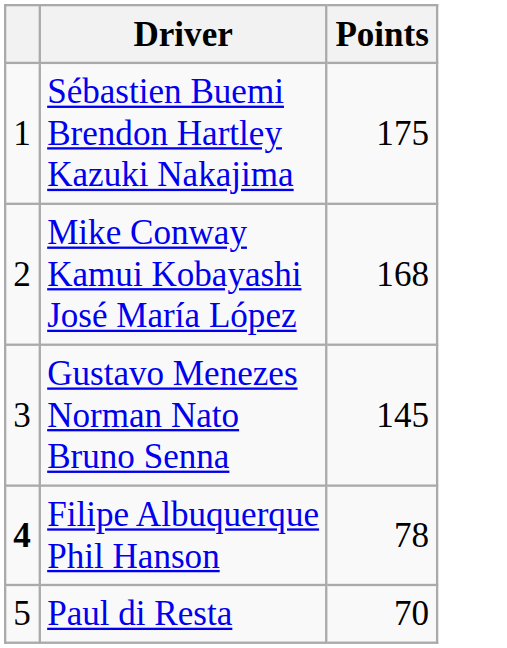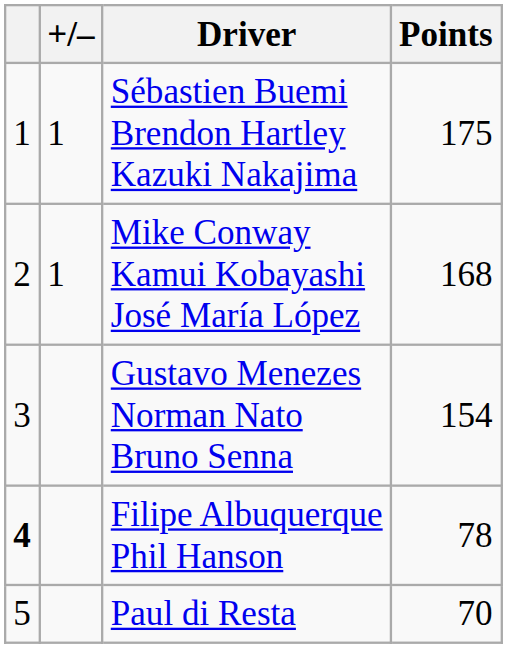+ column: (71, 33)
(403, 415) 145 -> (466, 415) 154
